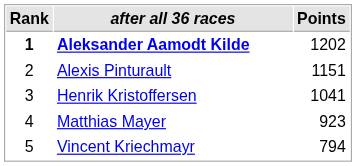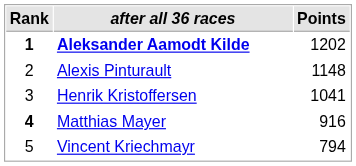(329, 71) 1151 -> (329, 71) 1148
(29, 122) normal -> (29, 122) bold
(332, 122) 923 -> (332, 122) 916
